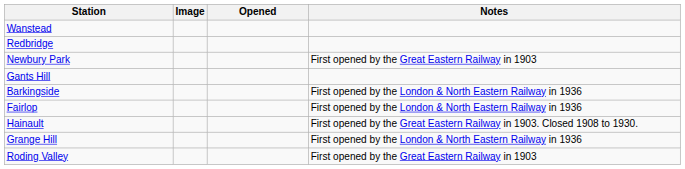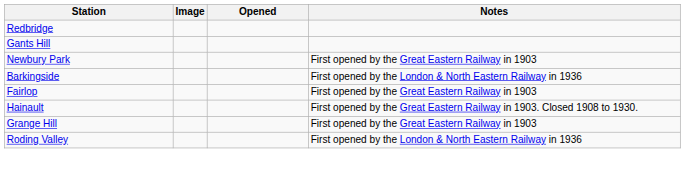- row: (29, 28)
rows swapped: (28, 76) <-> (38, 60)
(446, 108) First opened by the London & North Eastern Railway in 1936 -> (424, 92) First opened by the Great Eastern Railway in 1903
(446, 140) First opened by the London & North Eastern Railway in 1936 -> (424, 124) First opened by the Great Eastern Railway in 1903
(424, 156) First opened by the Great Eastern Railway in 1903 -> (446, 140) First opened by the London & North Eastern Railway in 1936
